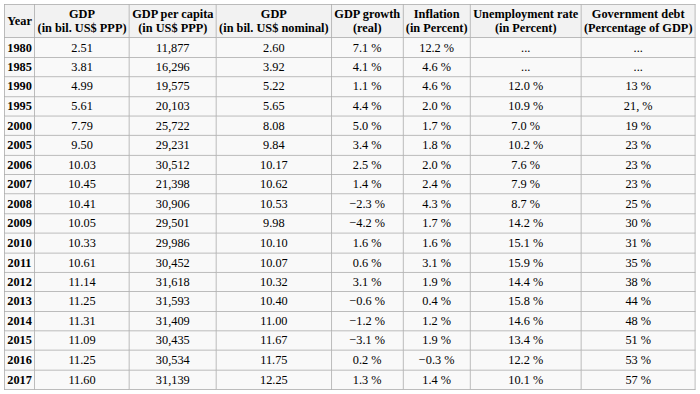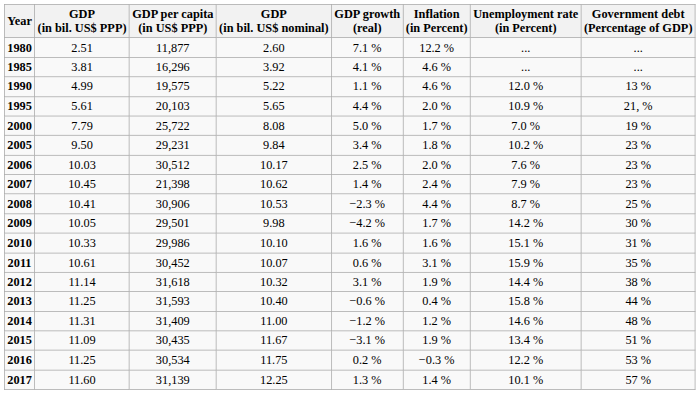(437, 203) 4.3 % -> (437, 203) 4.4 %
